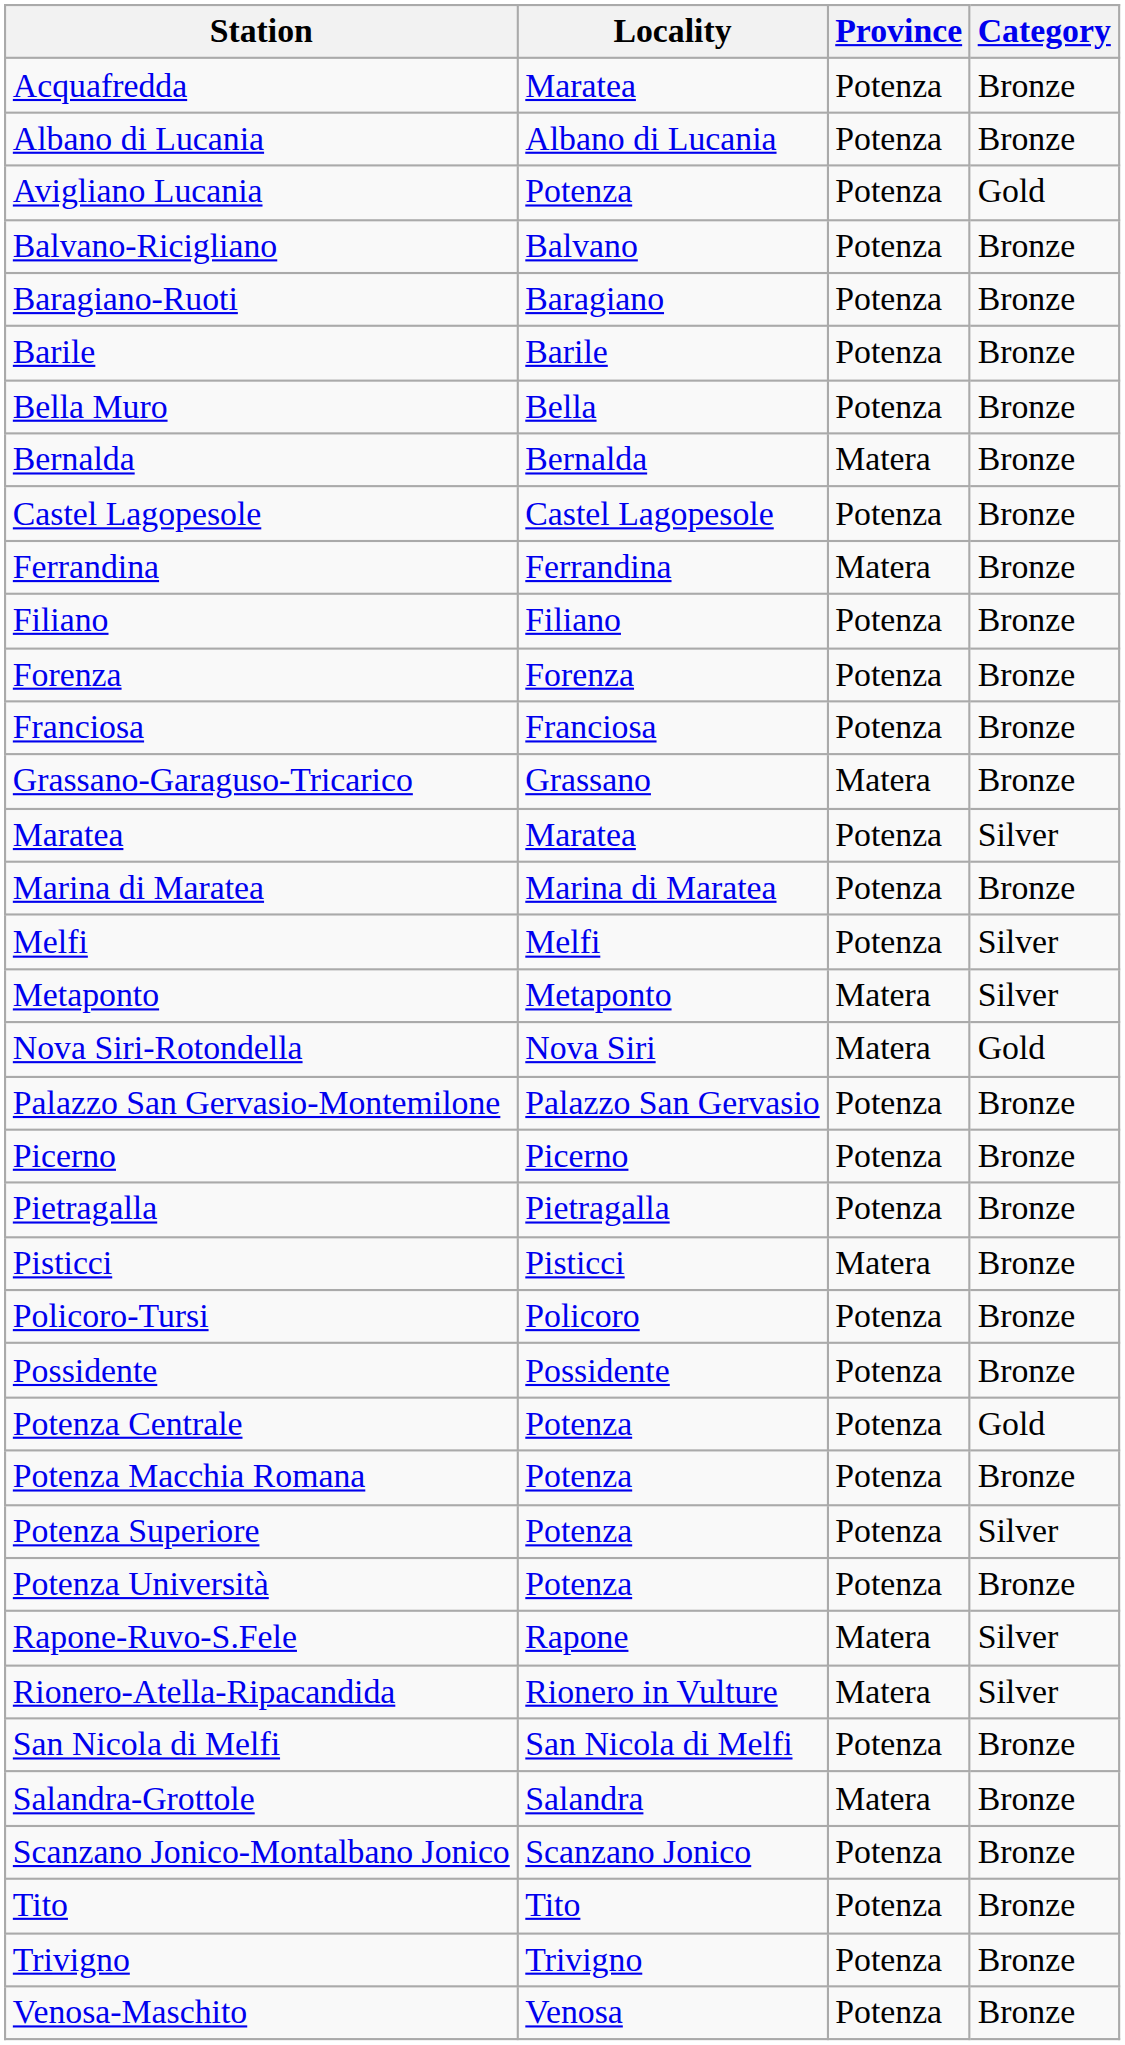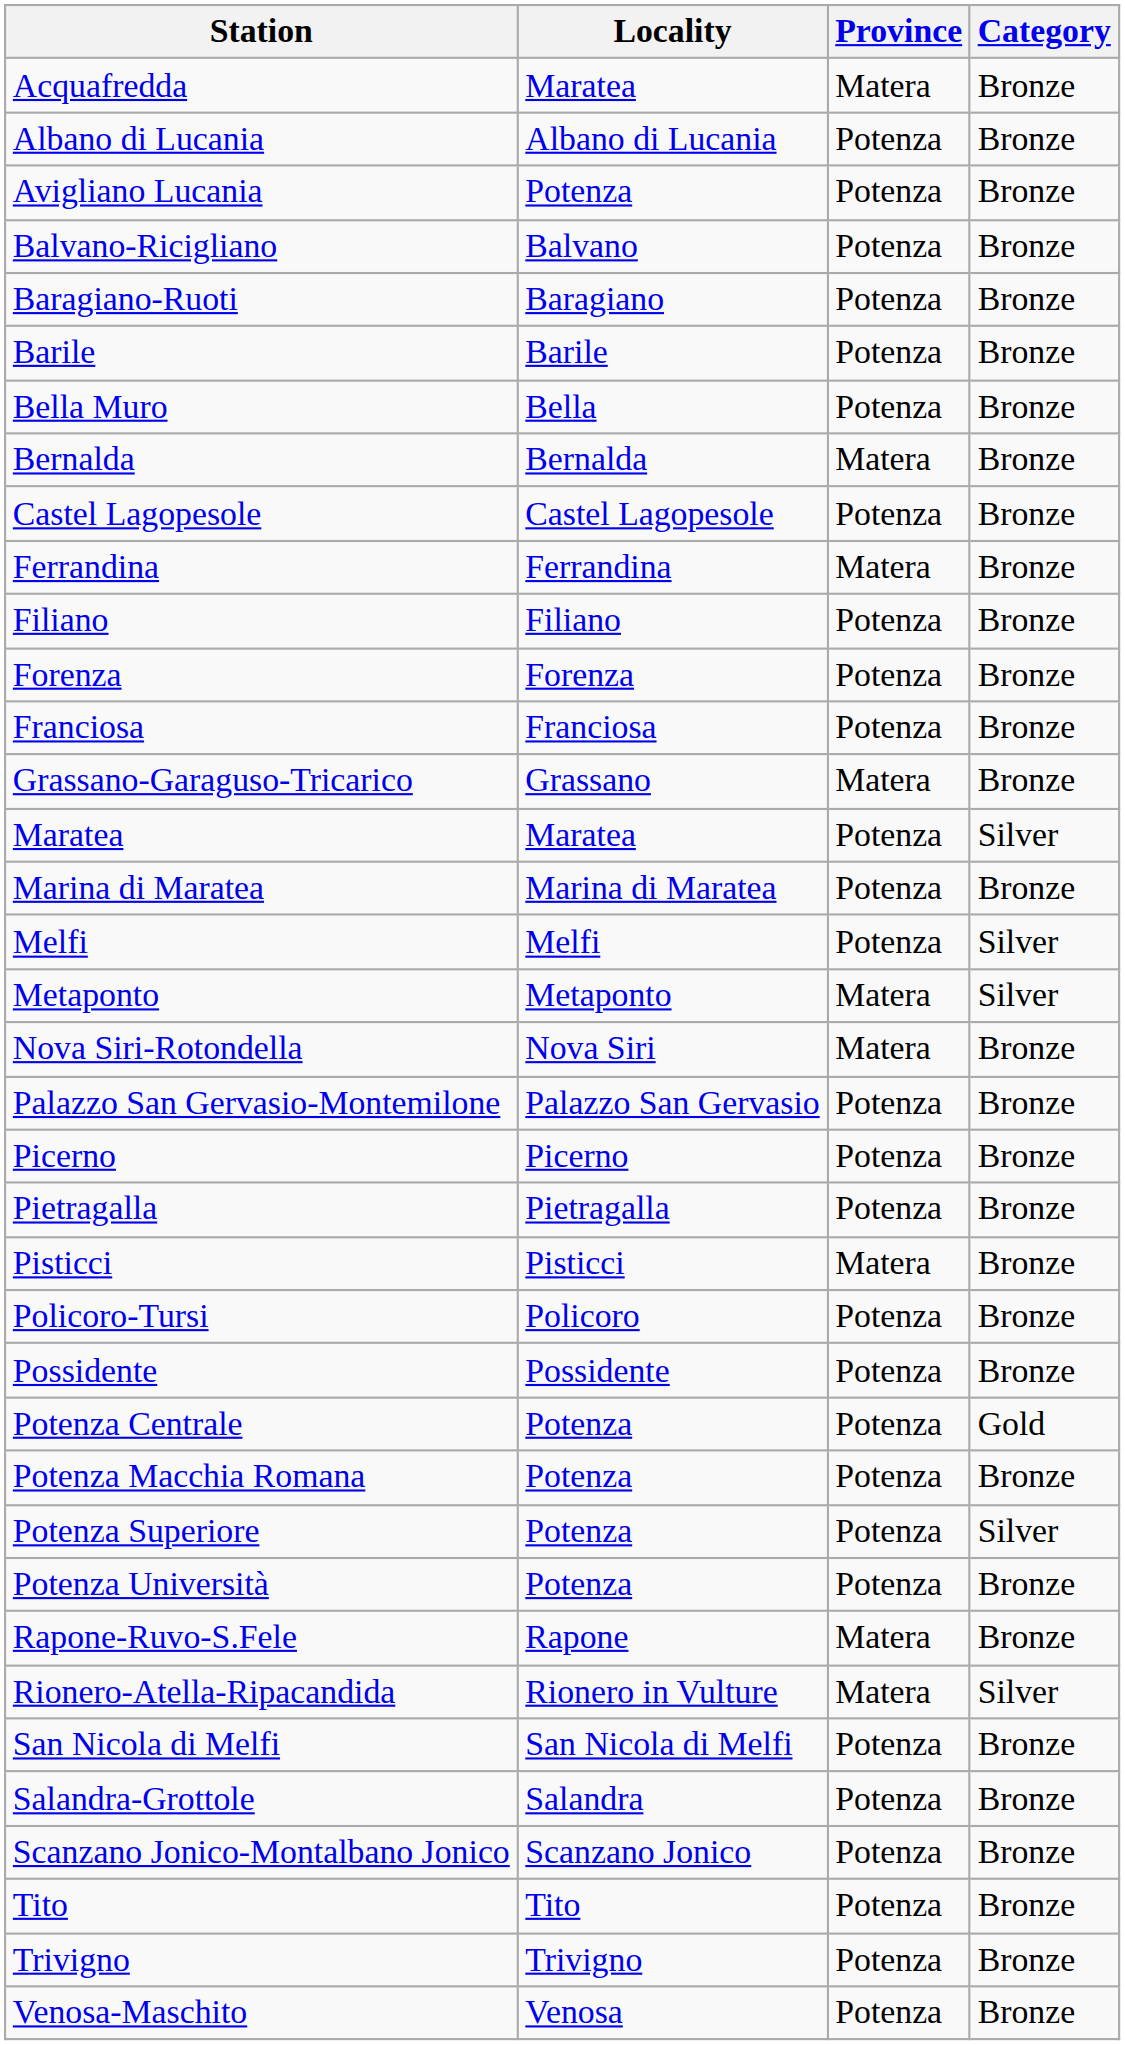(889, 84) Potenza -> (883, 84) Matera
(1011, 191) Gold -> (1026, 191) Bronze
(1011, 1048) Gold -> (1026, 1048) Bronze
(1018, 1637) Silver -> (1026, 1637) Bronze
(883, 1798) Matera -> (889, 1798) Potenza
